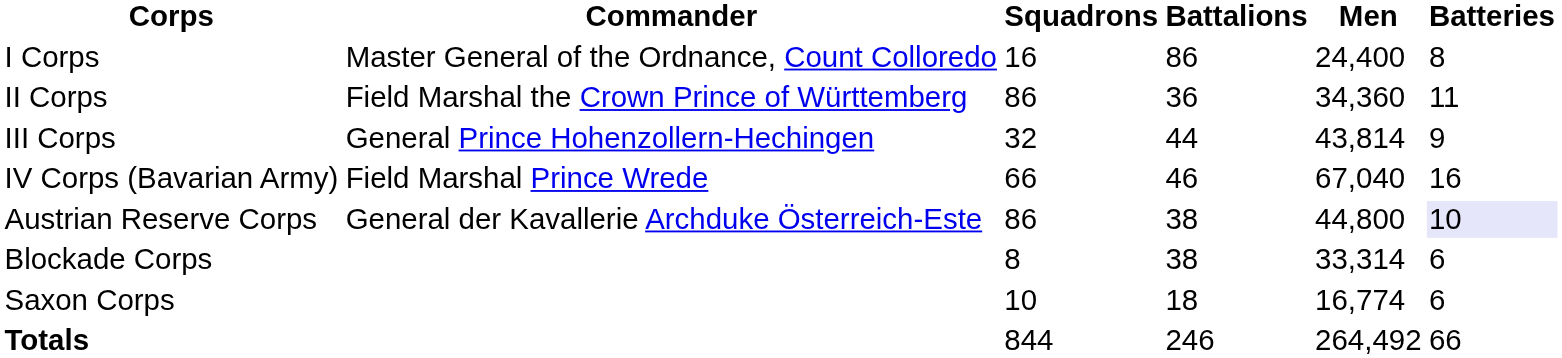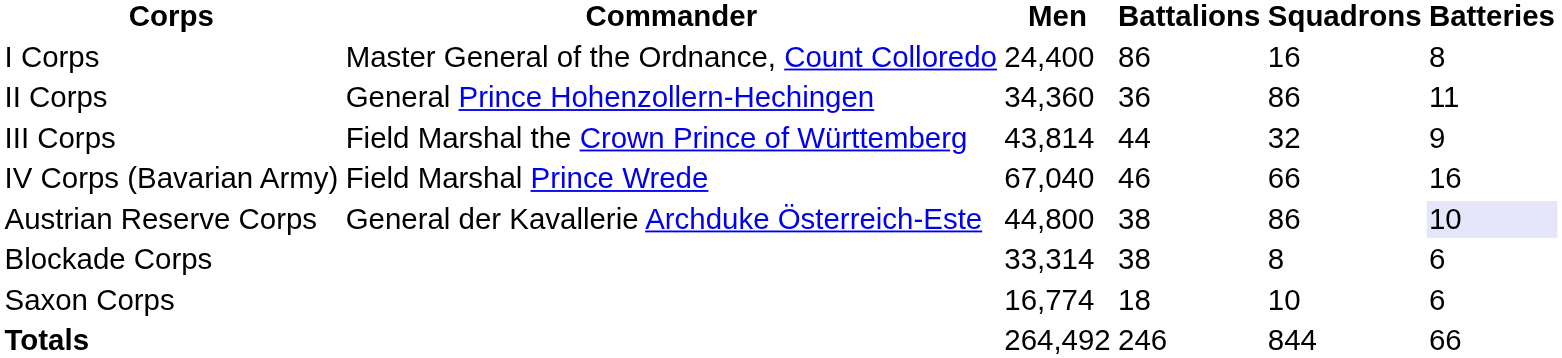columns swapped: (1368, 16) <-> (1081, 16)
(657, 97) Field Marshal the Crown Prince of Württemberg -> (610, 97) General Prince Hohenzollern-Hechingen
(610, 138) General Prince Hohenzollern-Hechingen -> (657, 138) Field Marshal the Crown Prince of Württemberg
